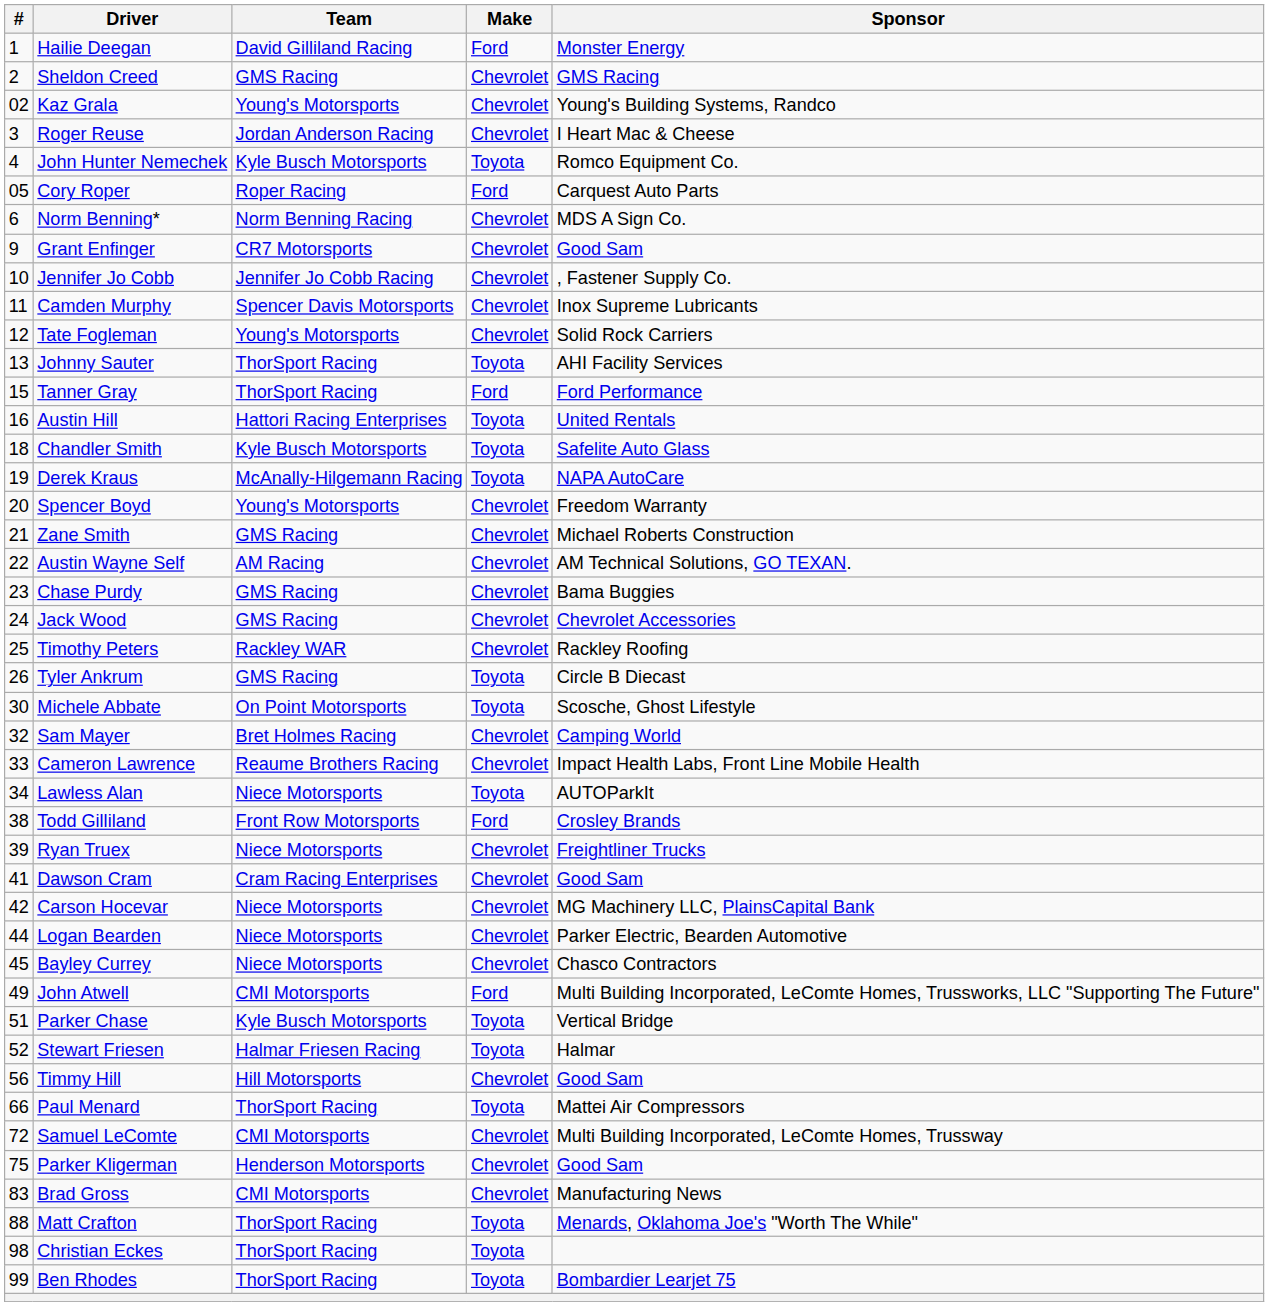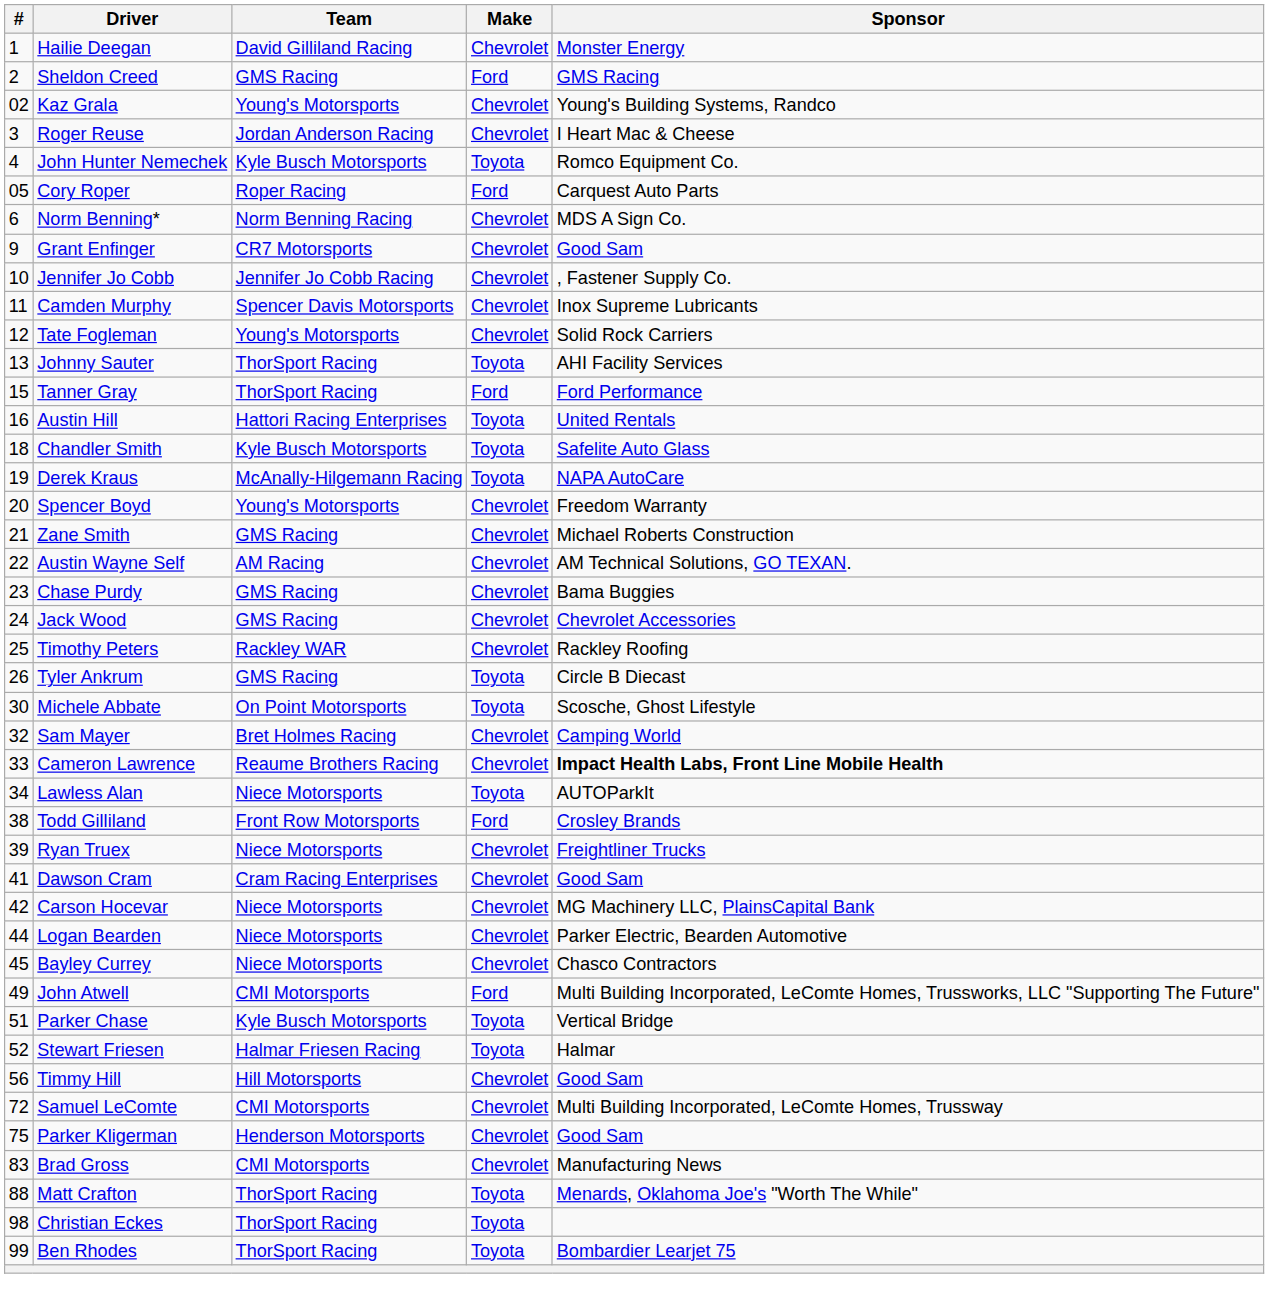(490, 48) Ford -> (510, 48) Chevrolet
(510, 76) Chevrolet -> (490, 76) Ford
(738, 764) normal -> (750, 764) bold
- row: (89, 1107)
